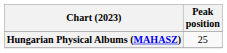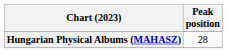(203, 39) 25 -> (203, 39) 28
